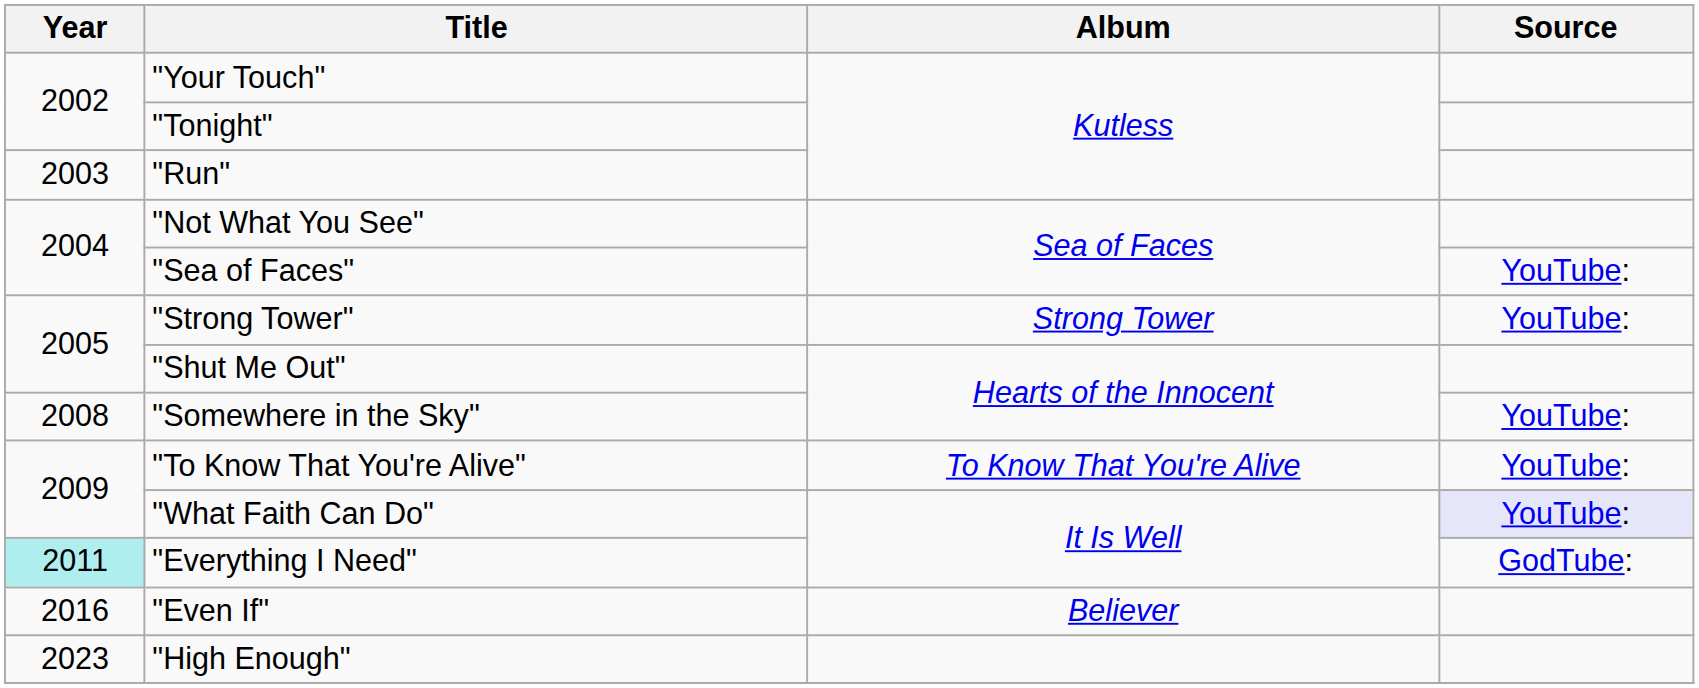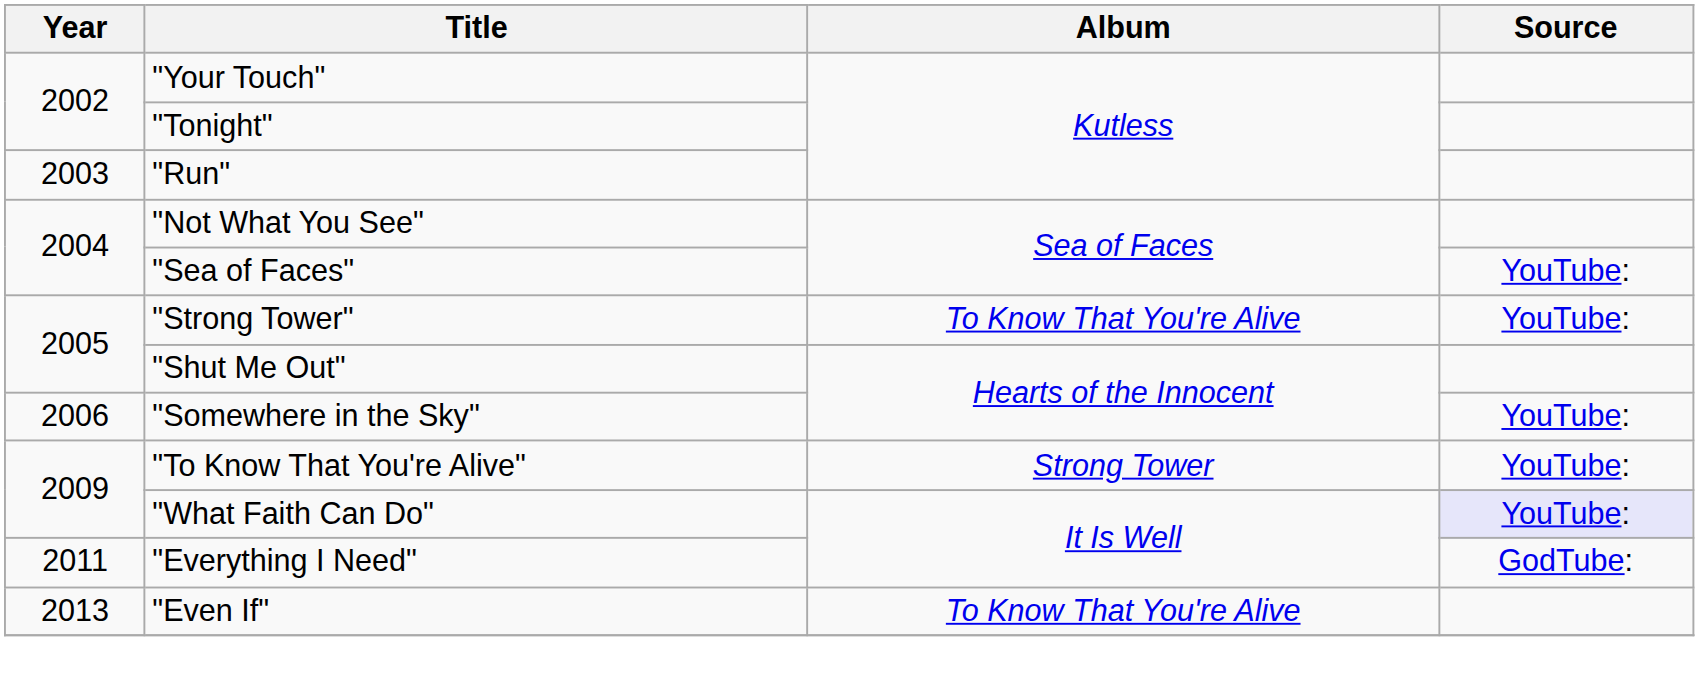(1123, 319) Strong Tower -> (1123, 319) To Know That You're Alive
(75, 416) 2008 -> (75, 416) 2006
(1123, 464) To Know That You're Alive -> (1123, 464) Strong Tower
(75, 561) paleturquoise background -> (75, 561) no background
(75, 610) 2016 -> (75, 610) 2013
(1123, 610) Believer -> (1123, 610) To Know That You're Alive
- row: (251, 658)
